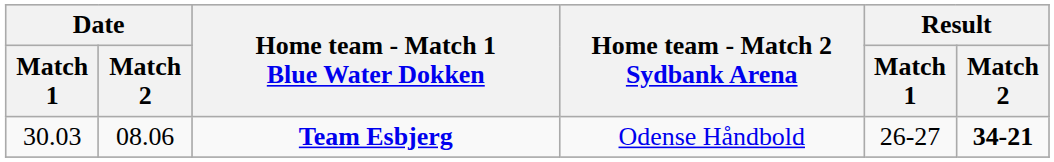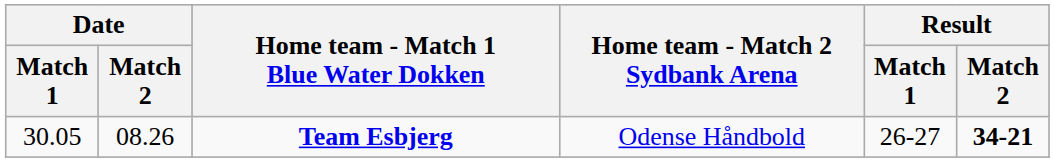(52, 136) 30.03 -> (52, 136) 30.05
(145, 136) 08.06 -> (145, 136) 08.26
